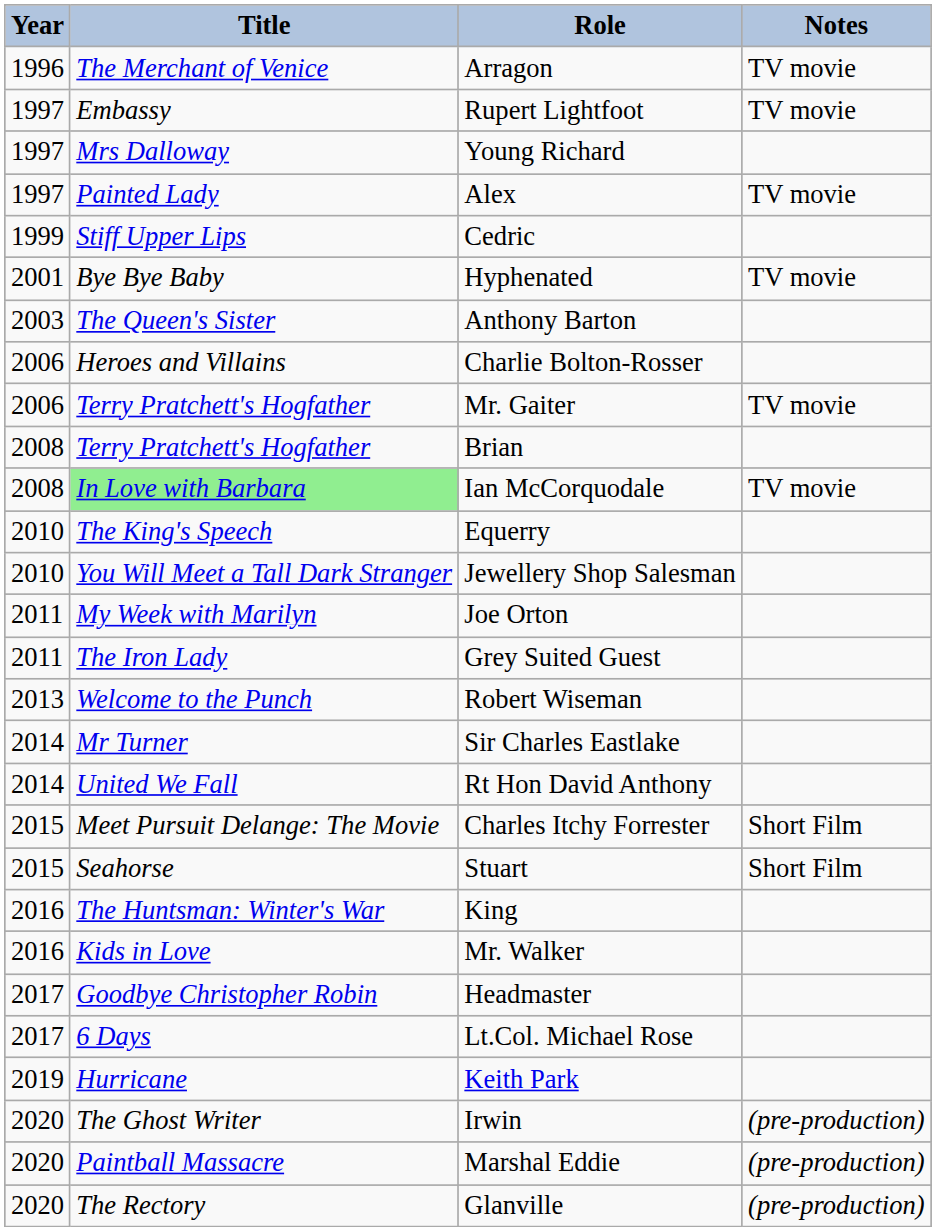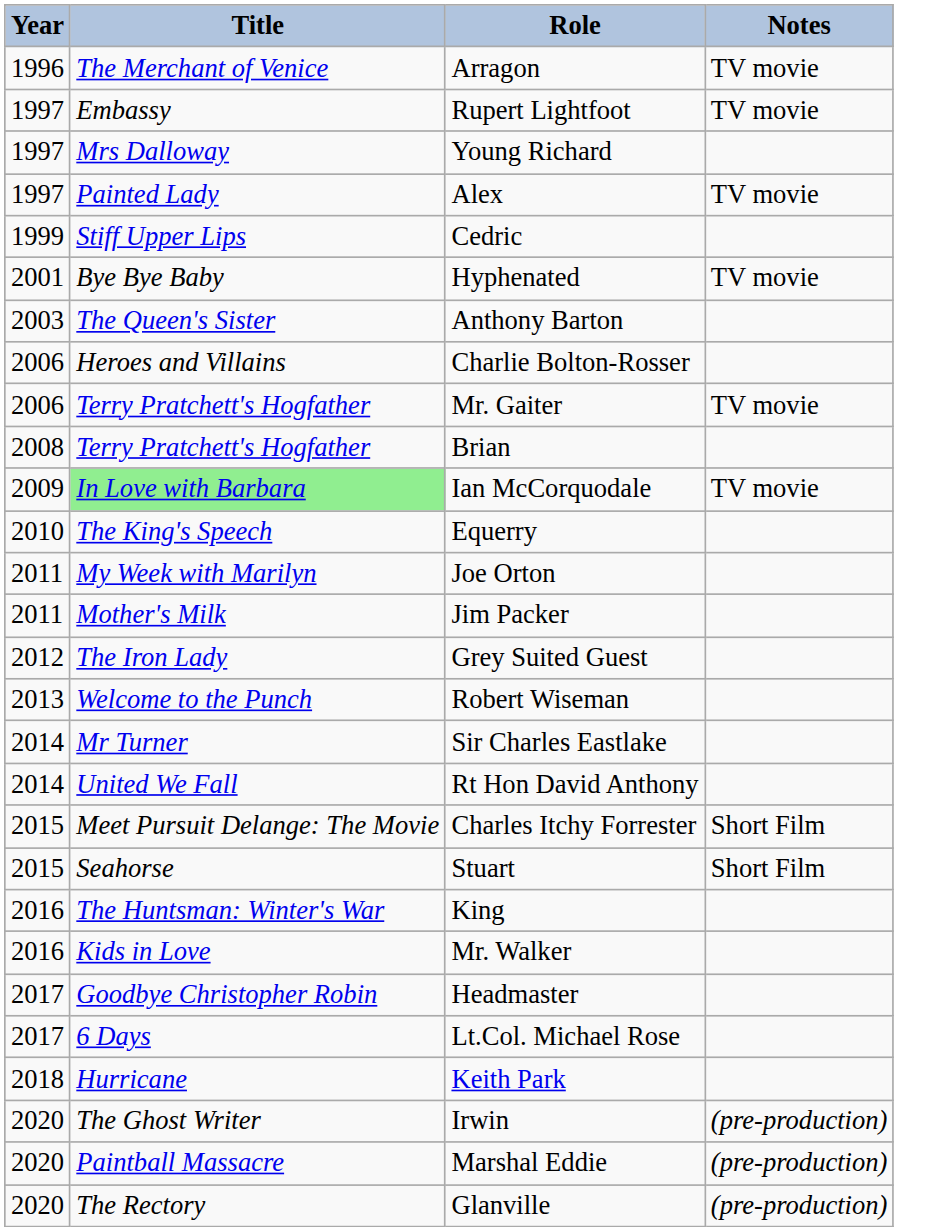(38, 488) 2008 -> (38, 488) 2009
- row: (600, 573)
+ row: (510, 615)
(37, 657) 2011 -> (38, 657) 2012
(38, 1078) 2019 -> (38, 1078) 2018
